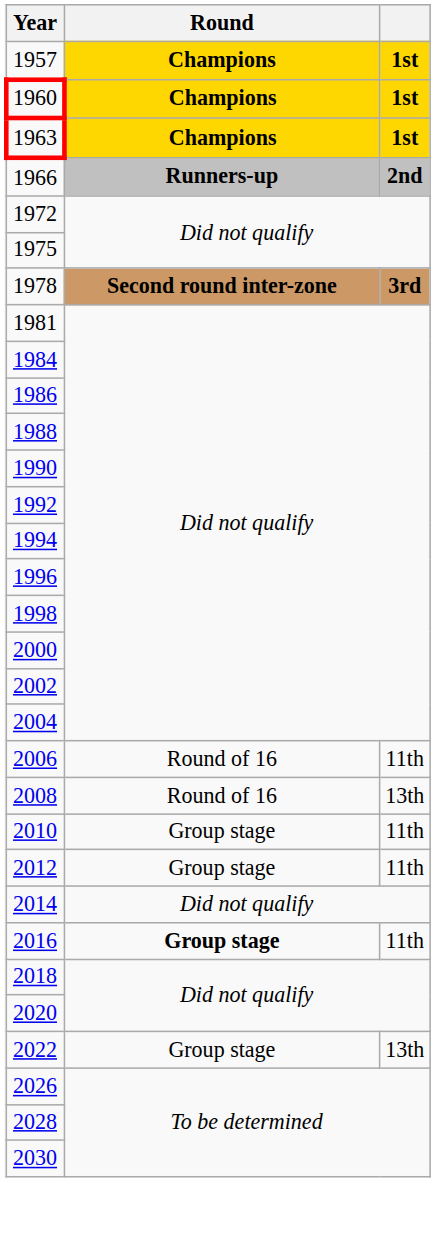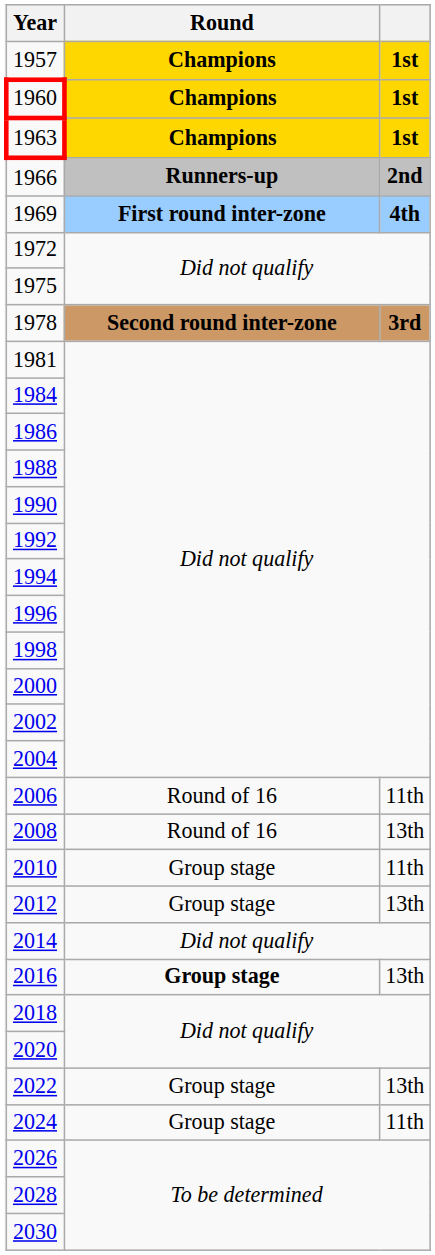+ row: (35, 213)
(405, 868) 11th -> (405, 904) 13th
(405, 940) 11th -> (405, 977) 13th
+ row: (35, 1122)
